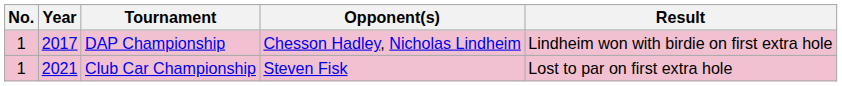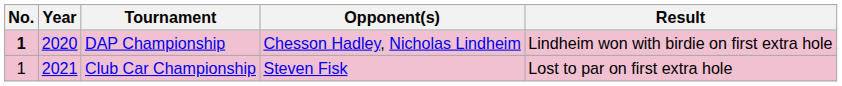(21, 43) normal -> (21, 43) bold
(60, 43) 2017 -> (60, 43) 2020
